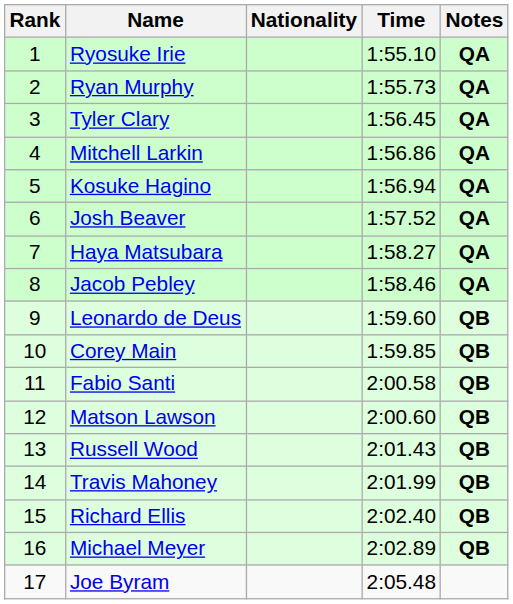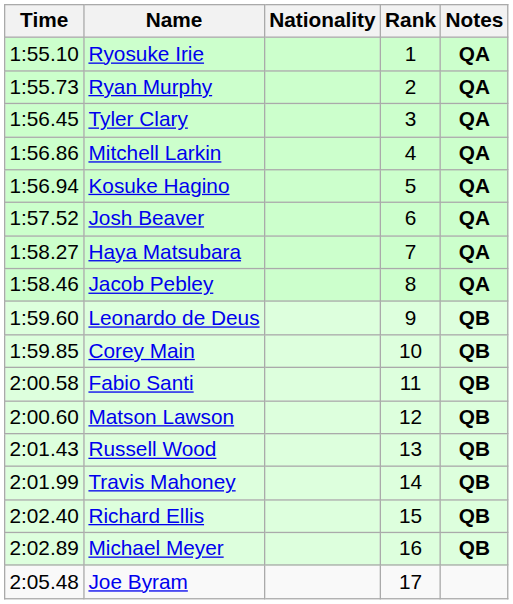columns swapped: (35, 20) <-> (401, 20)
